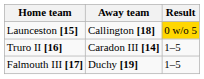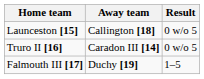(181, 30) gold background -> (181, 30) no background
(172, 47) 1–5 -> (181, 47) 0 w/o 5
